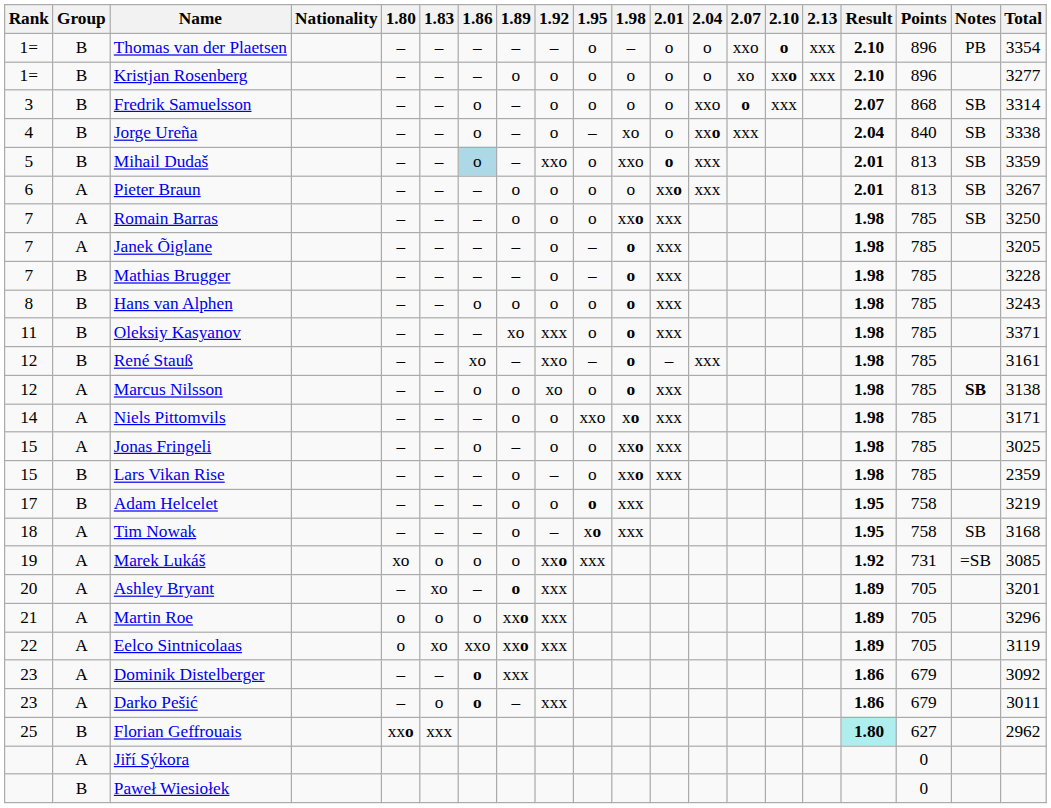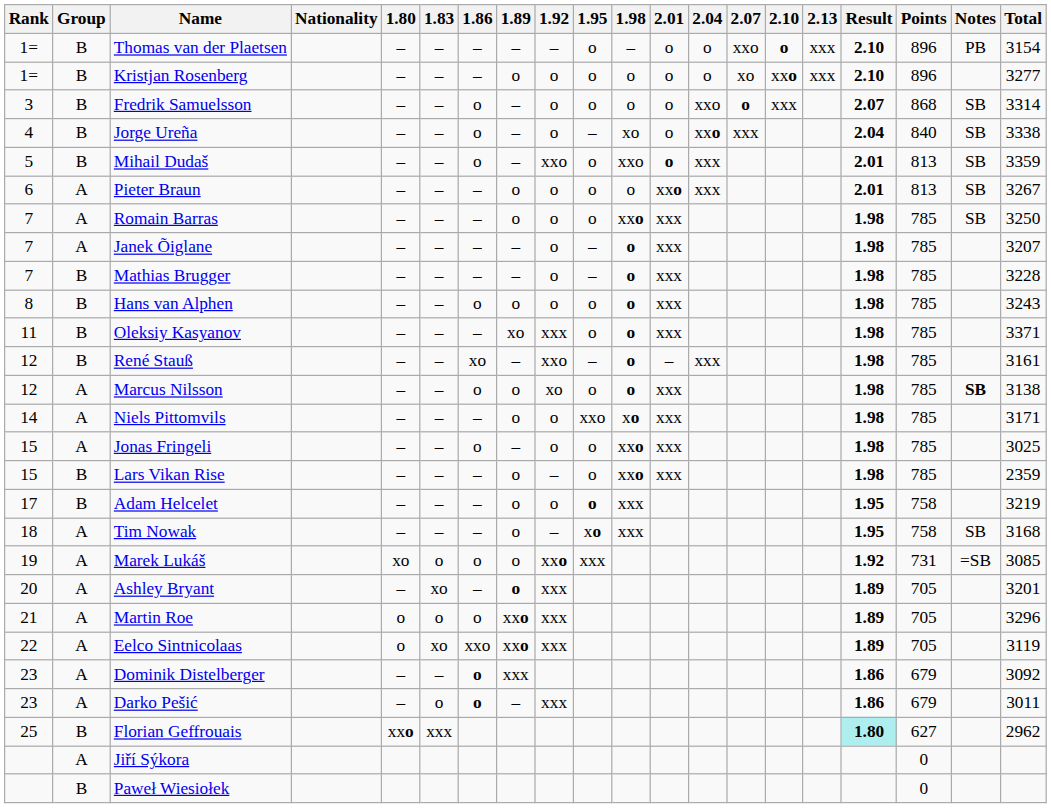(1023, 47) 3354 -> (1023, 47) 3154
(477, 161) lightblue background -> (477, 161) no background
(1023, 247) 3205 -> (1023, 247) 3207
